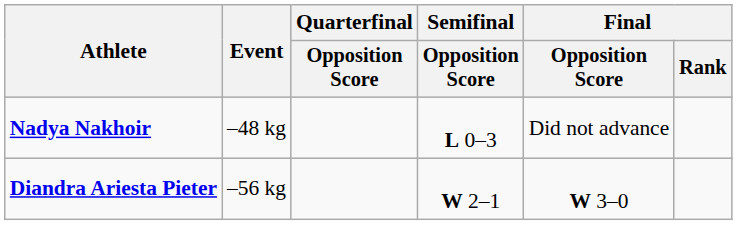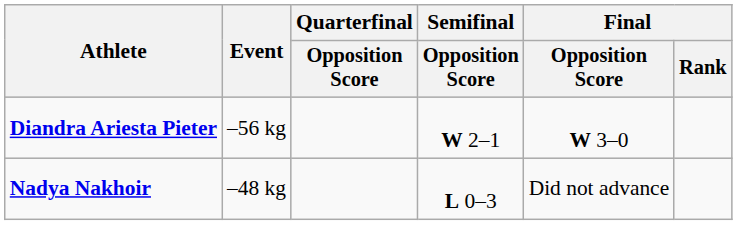rows swapped: (80, 127) <-> (113, 188)
